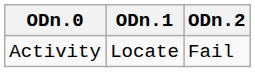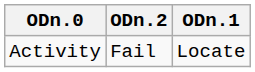columns swapped: (145, 20) <-> (217, 20)
